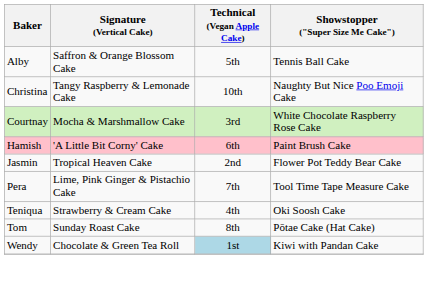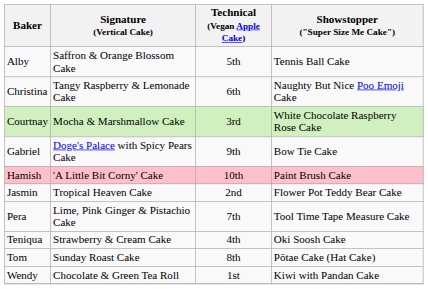(233, 91) 10th -> (233, 91) 6th
+ row: (23, 151)
(233, 145) 6th -> (233, 175) 10th
(233, 245) lightblue background -> (233, 275) no background
